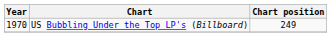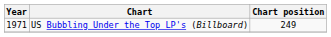(17, 25) 1970 -> (17, 25) 1971
